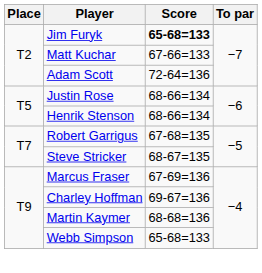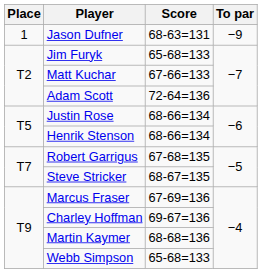+ row: (85, 34)
(179, 34) bold -> (179, 55) normal
